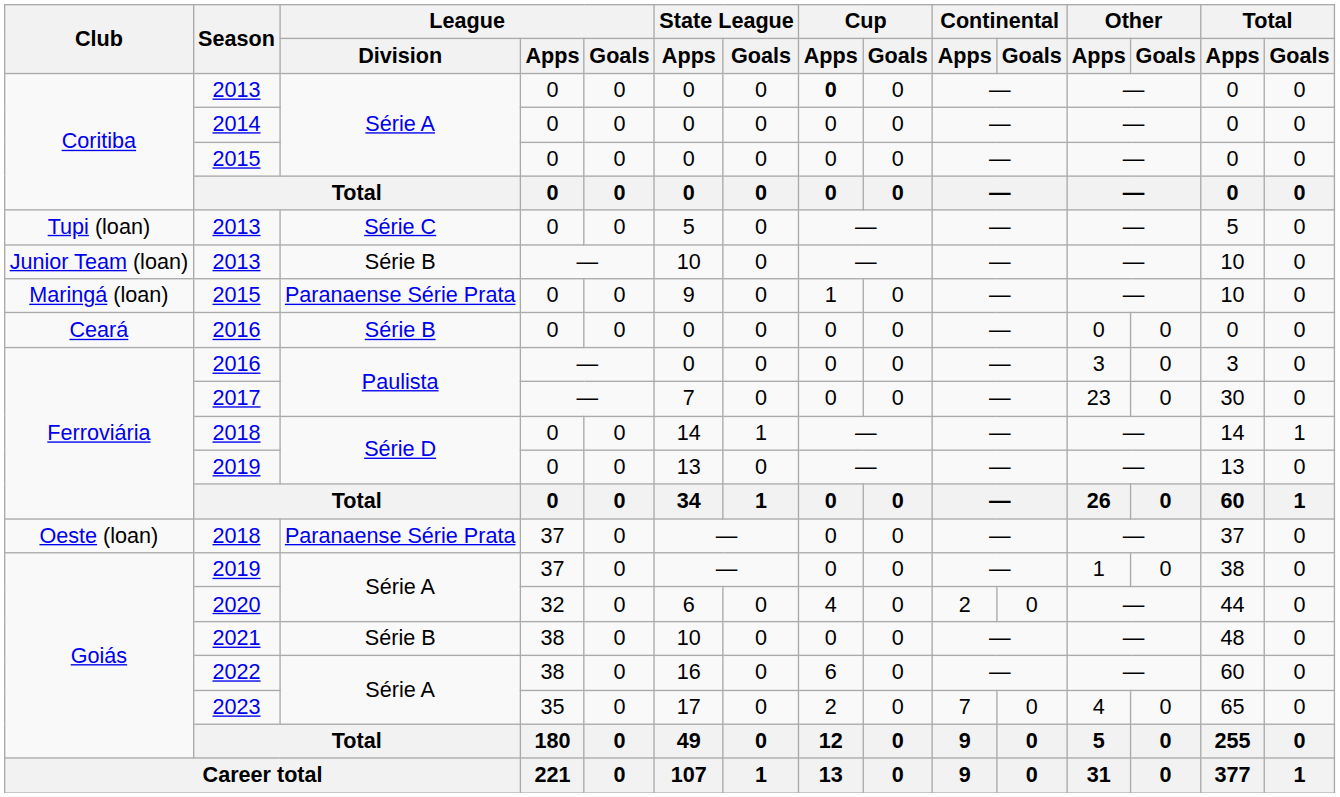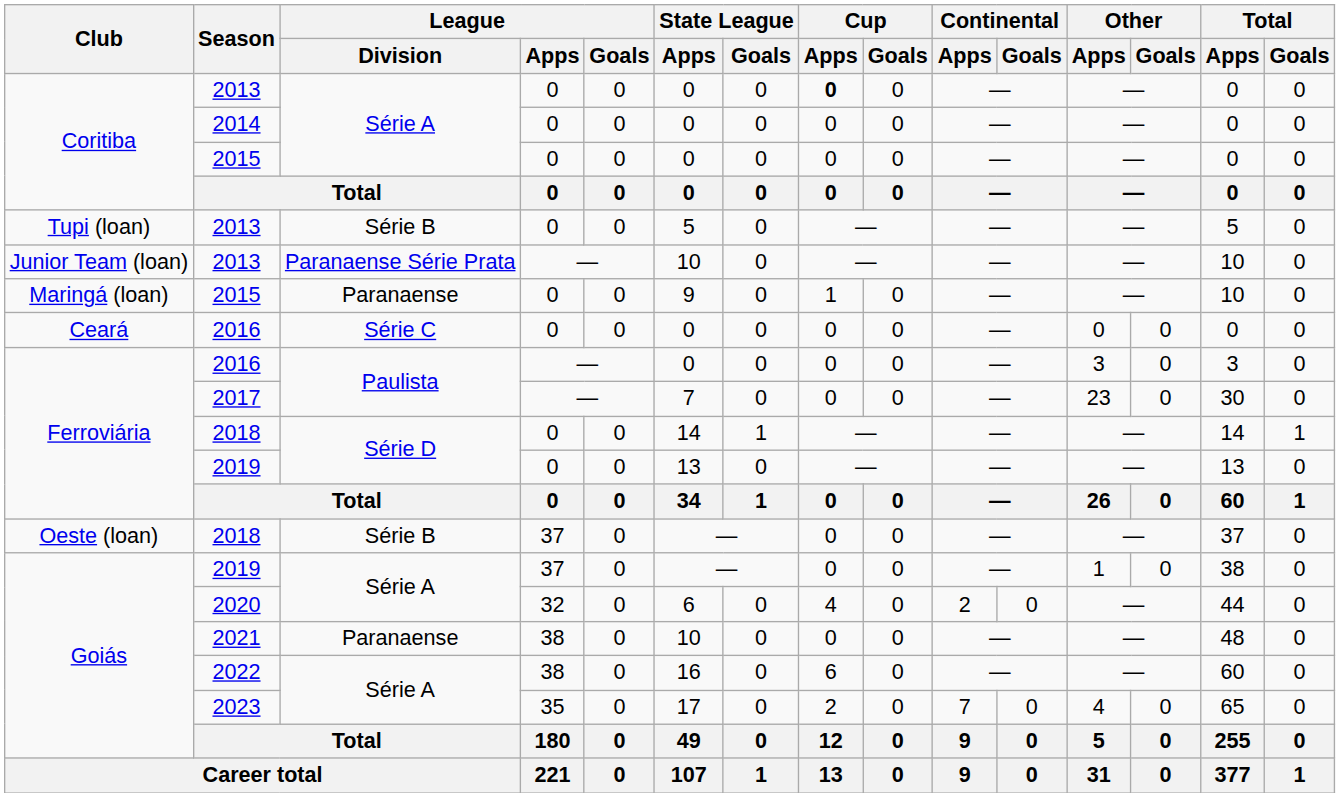(400, 227) Série C -> (400, 227) Série B
(400, 261) Série B -> (400, 261) Paranaense Série Prata
(400, 295) Paranaense Série Prata -> (400, 295) Paranaense
(400, 329) Série B -> (400, 329) Série C
(400, 535) Paranaense Série Prata -> (400, 535) Série B
(400, 638) Série B -> (400, 638) Paranaense
